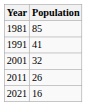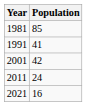(37, 61) 32 -> (37, 61) 42
(37, 77) 26 -> (37, 77) 24
